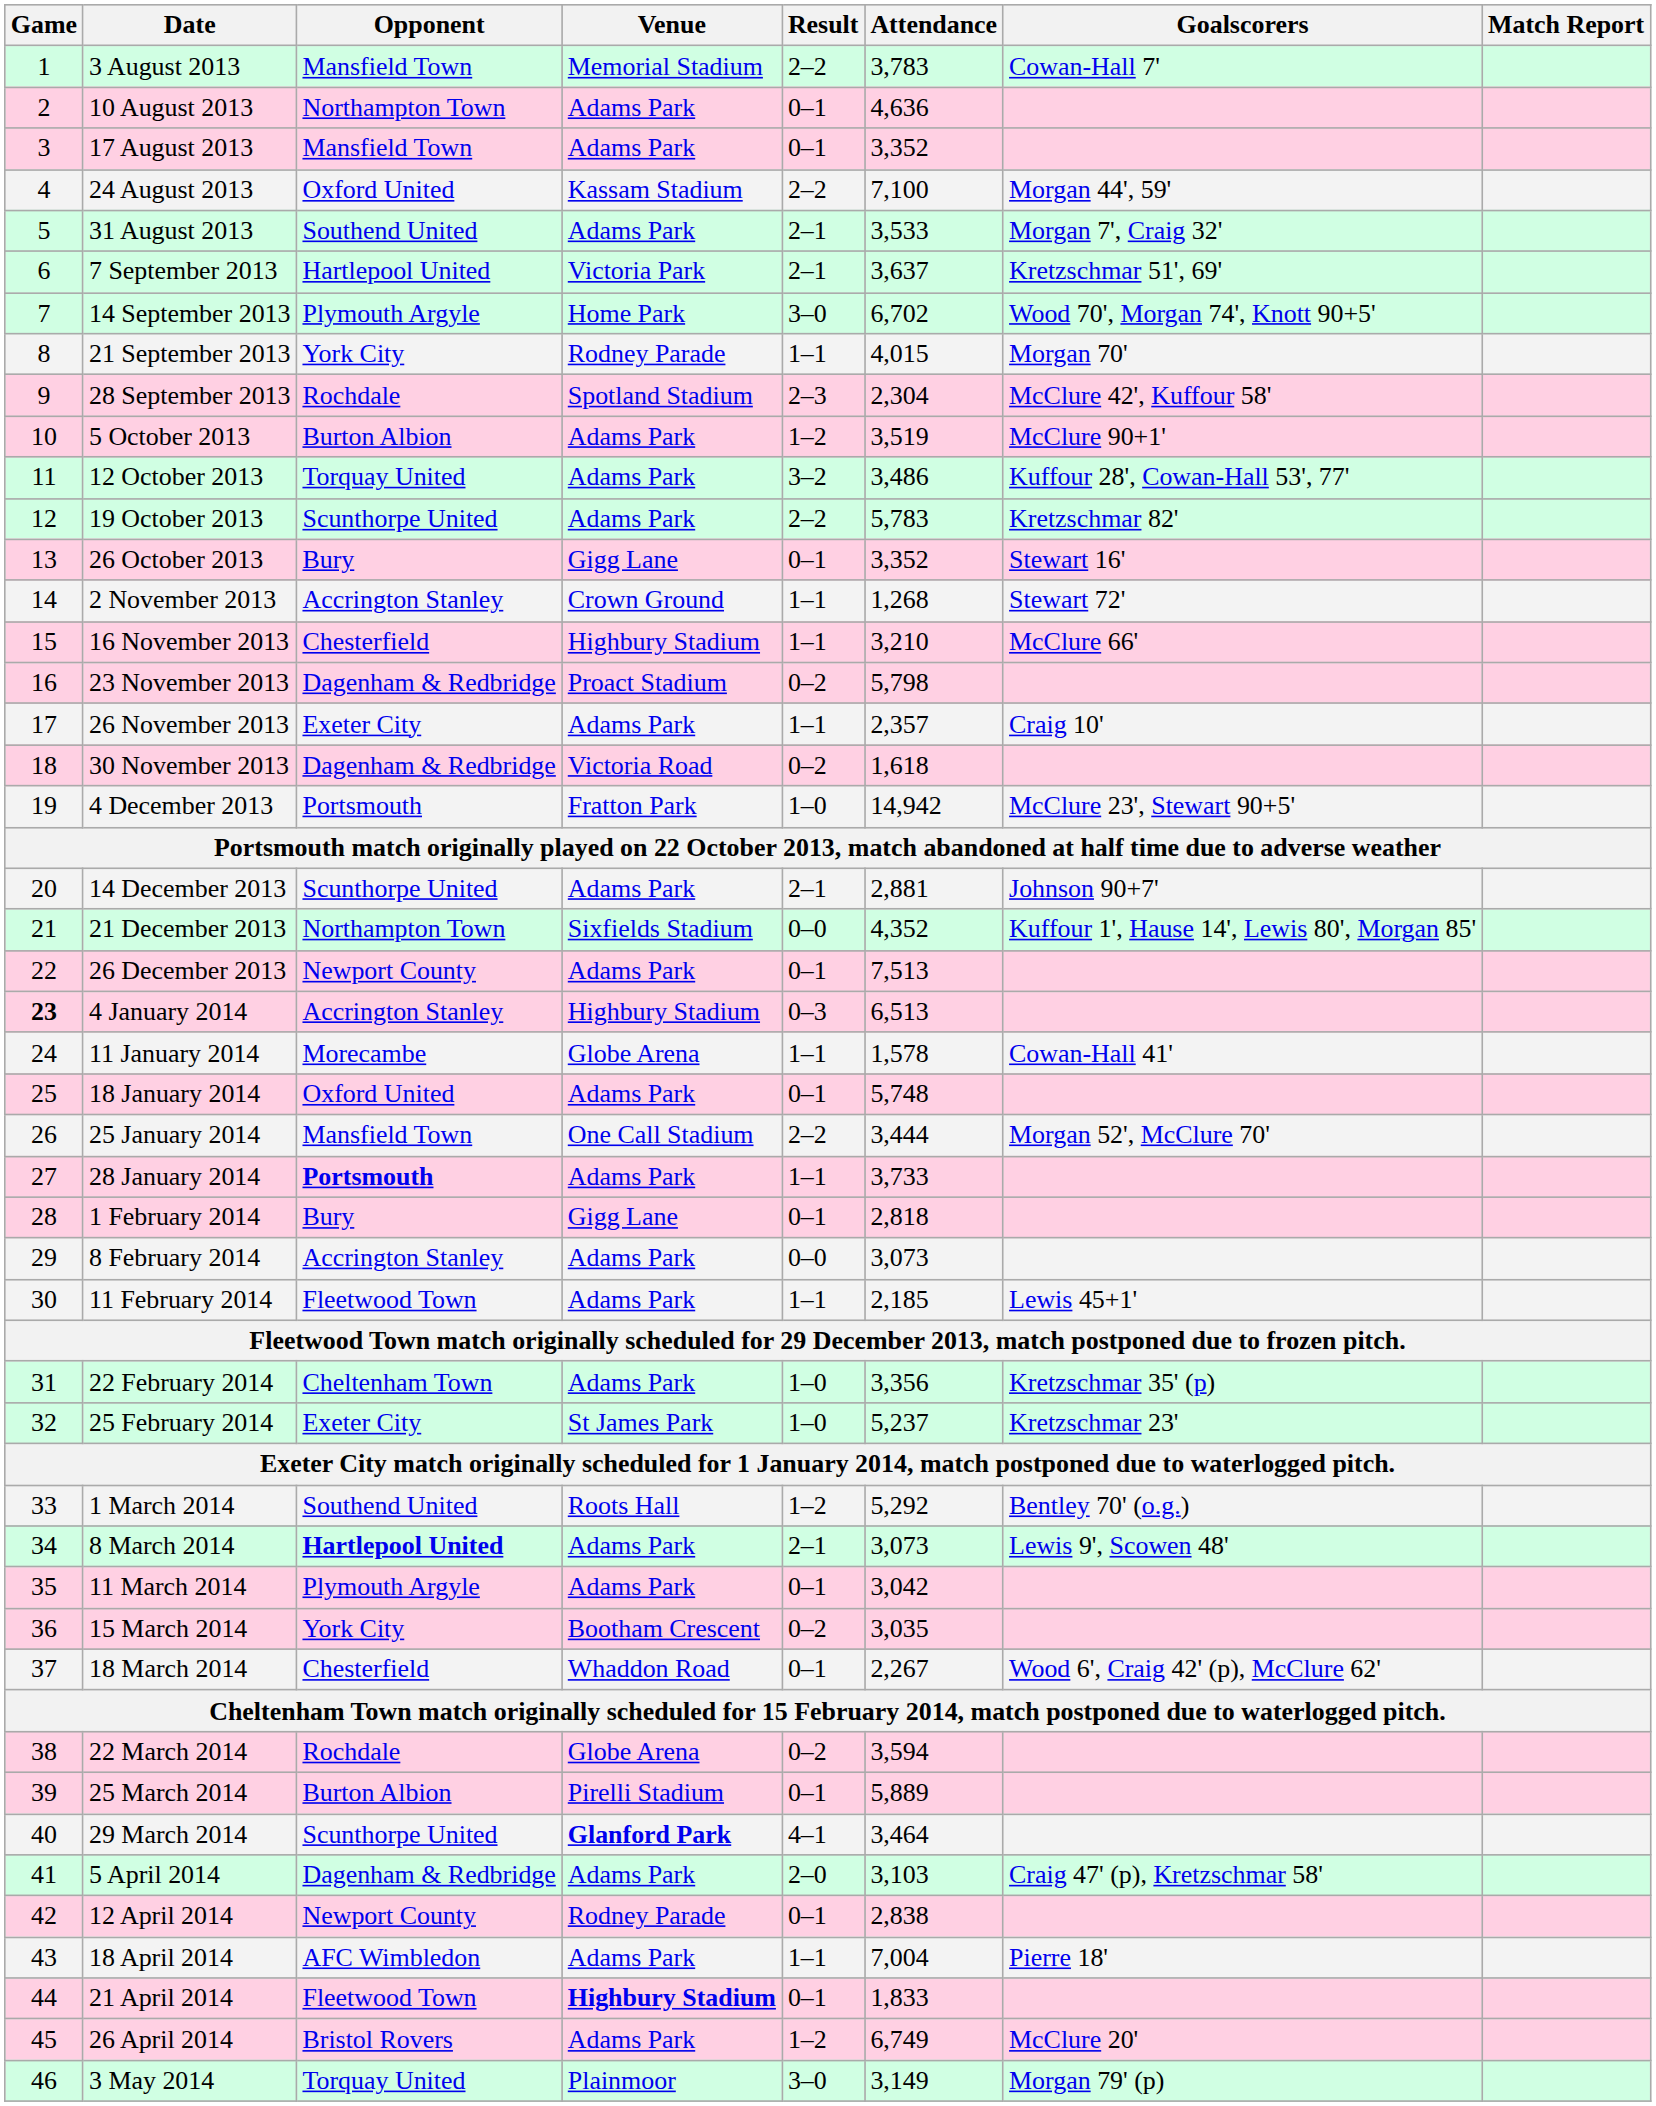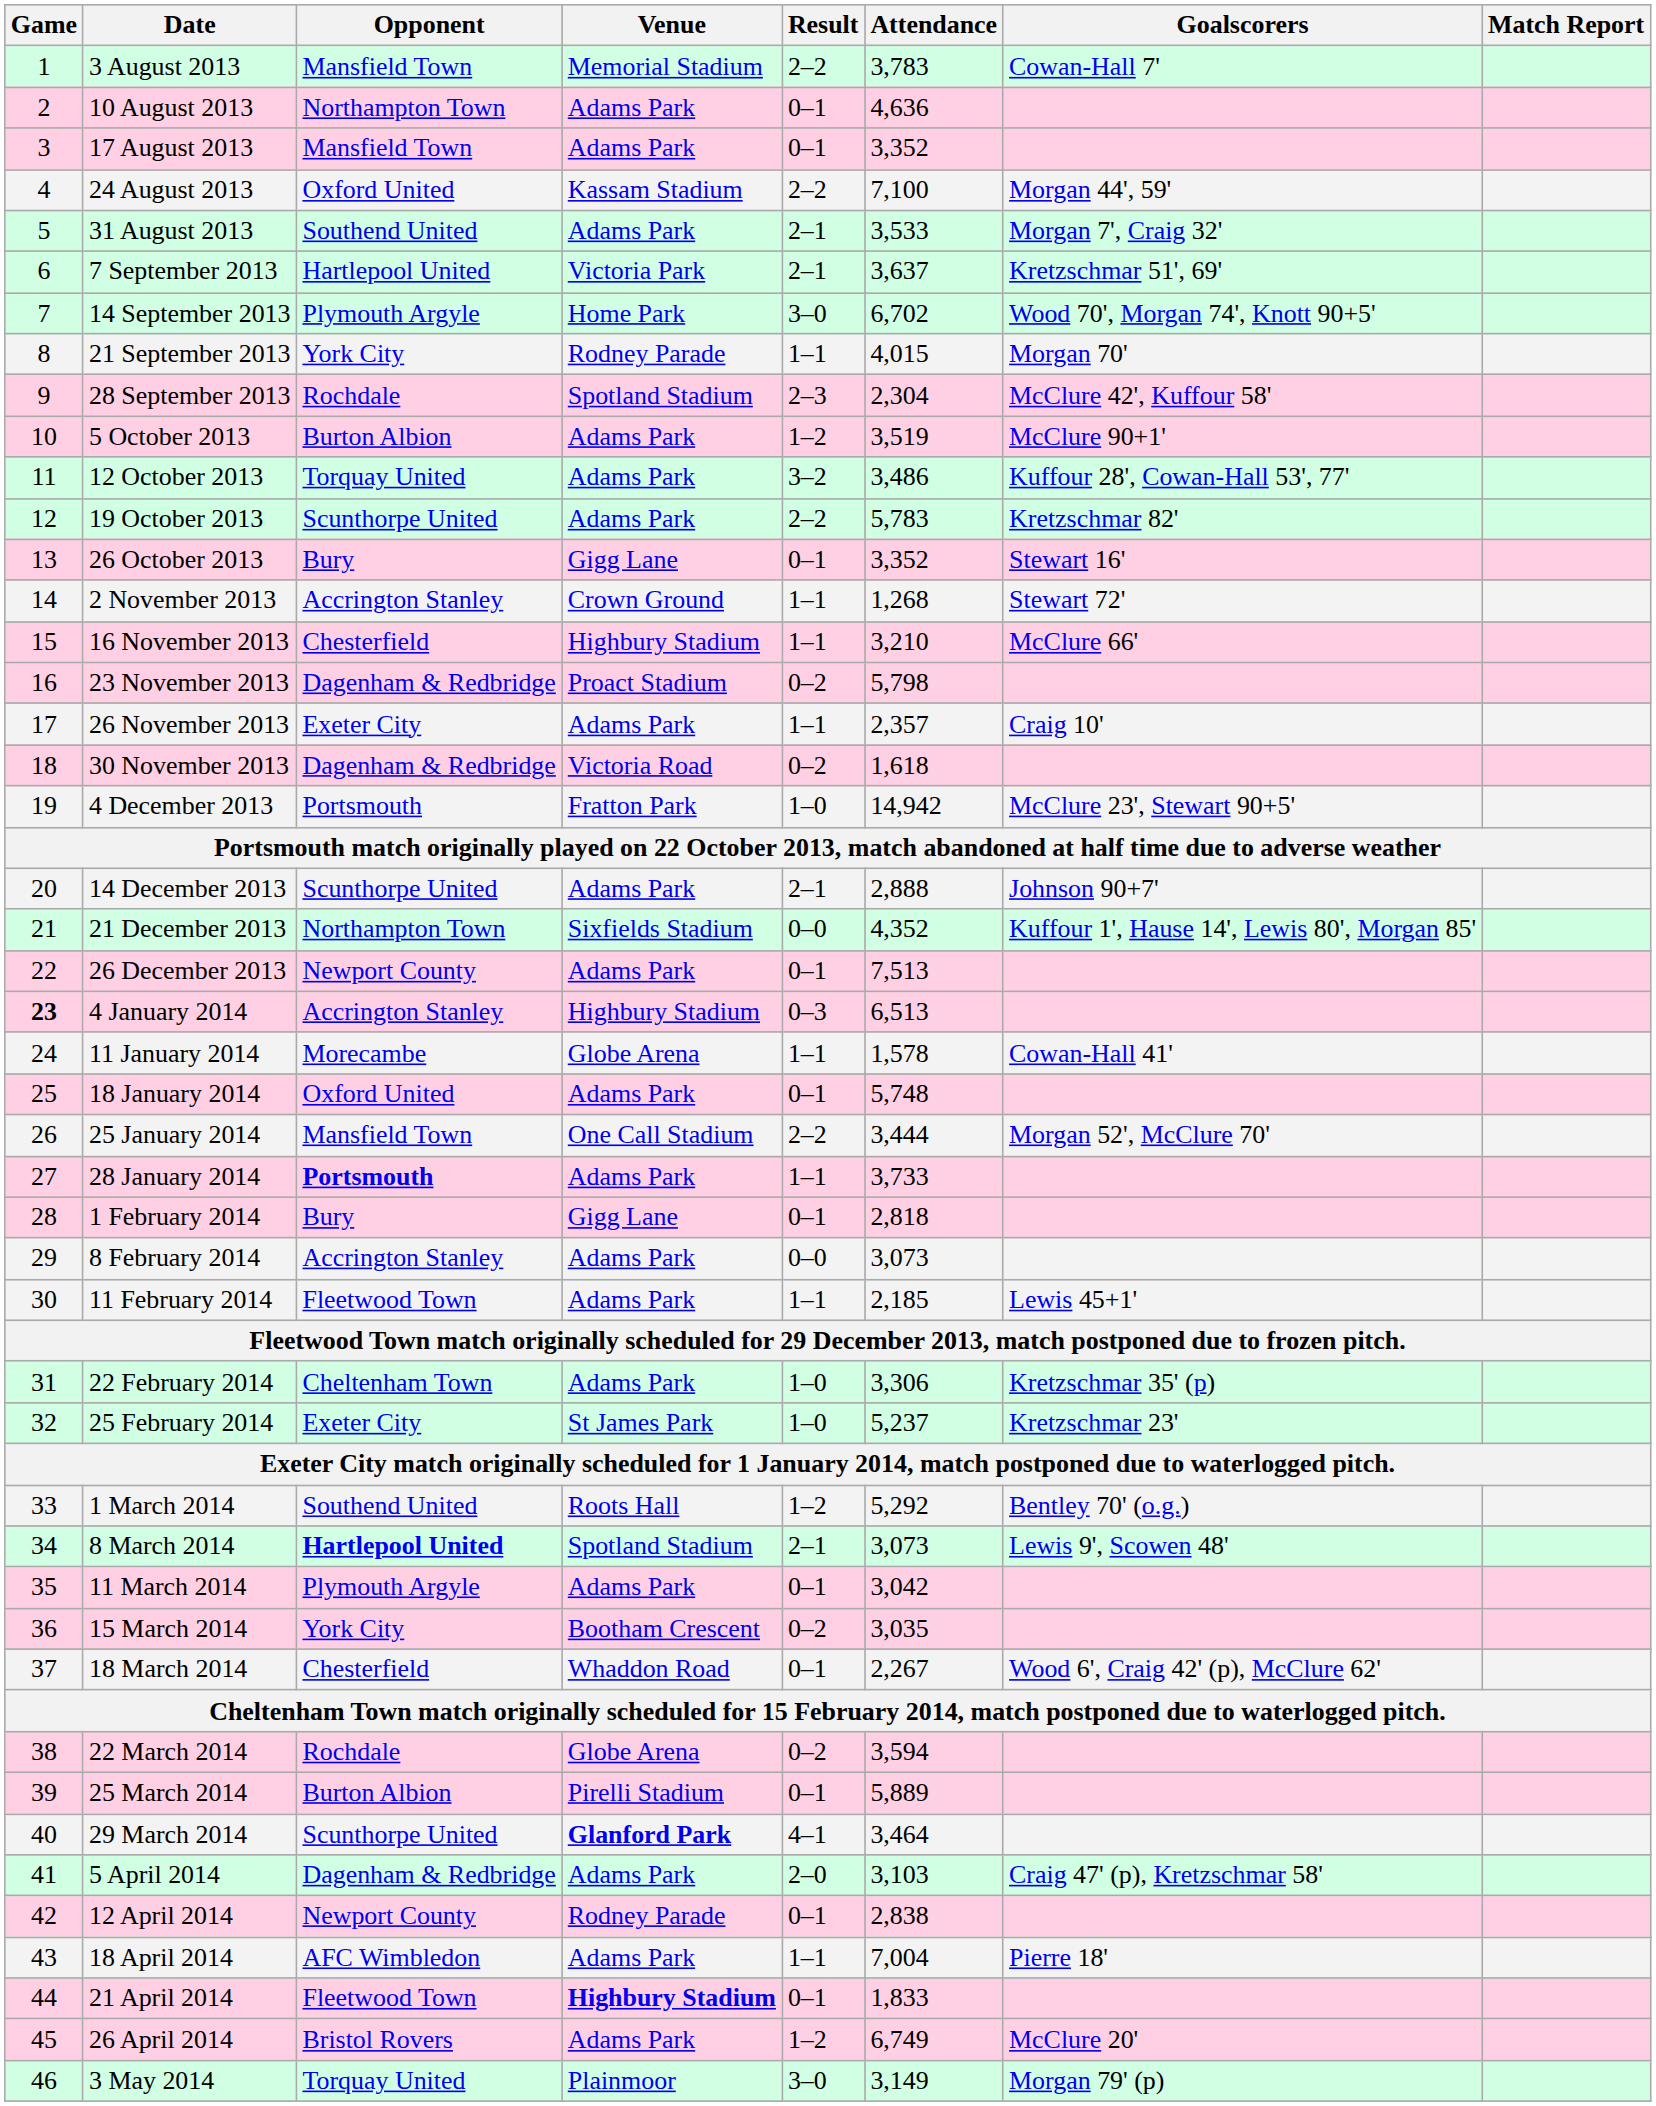(900, 888) 2,881 -> (900, 888) 2,888
(900, 1381) 3,356 -> (900, 1381) 3,306
(631, 1546) Adams Park -> (660, 1546) Spotland Stadium
